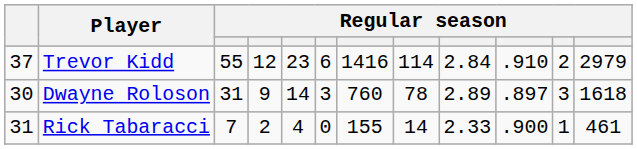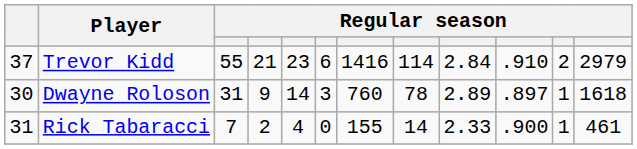(265, 63) 12 -> (265, 63) 21
(564, 95) 3 -> (564, 95) 1
